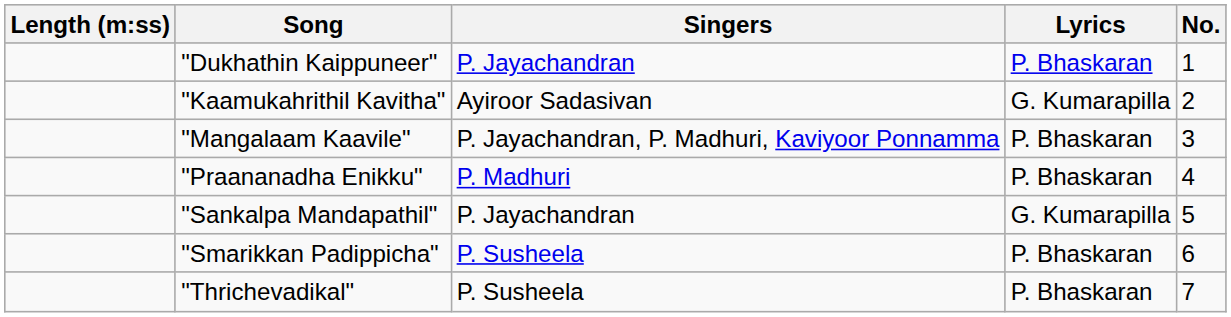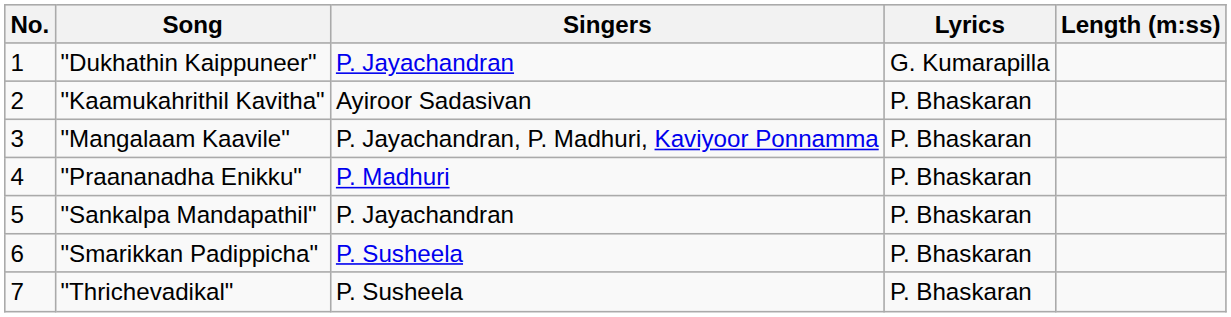columns swapped: (1201, 24) <-> (90, 24)
(1082, 62) P. Bhaskaran -> (970, 62) G. Kumarapilla
(1091, 101) G. Kumarapilla -> (961, 101) P. Bhaskaran
(1091, 215) G. Kumarapilla -> (961, 215) P. Bhaskaran
